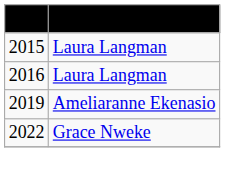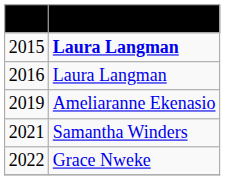(110, 47) normal -> (116, 47) bold
+ row: (27, 132)
